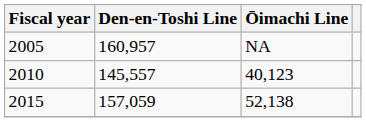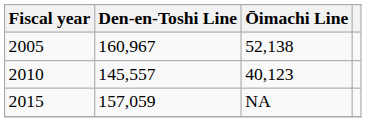(127, 46) 160,957 -> (127, 46) 160,967
(258, 46) NA -> (269, 46) 52,138
(269, 102) 52,138 -> (258, 102) NA
